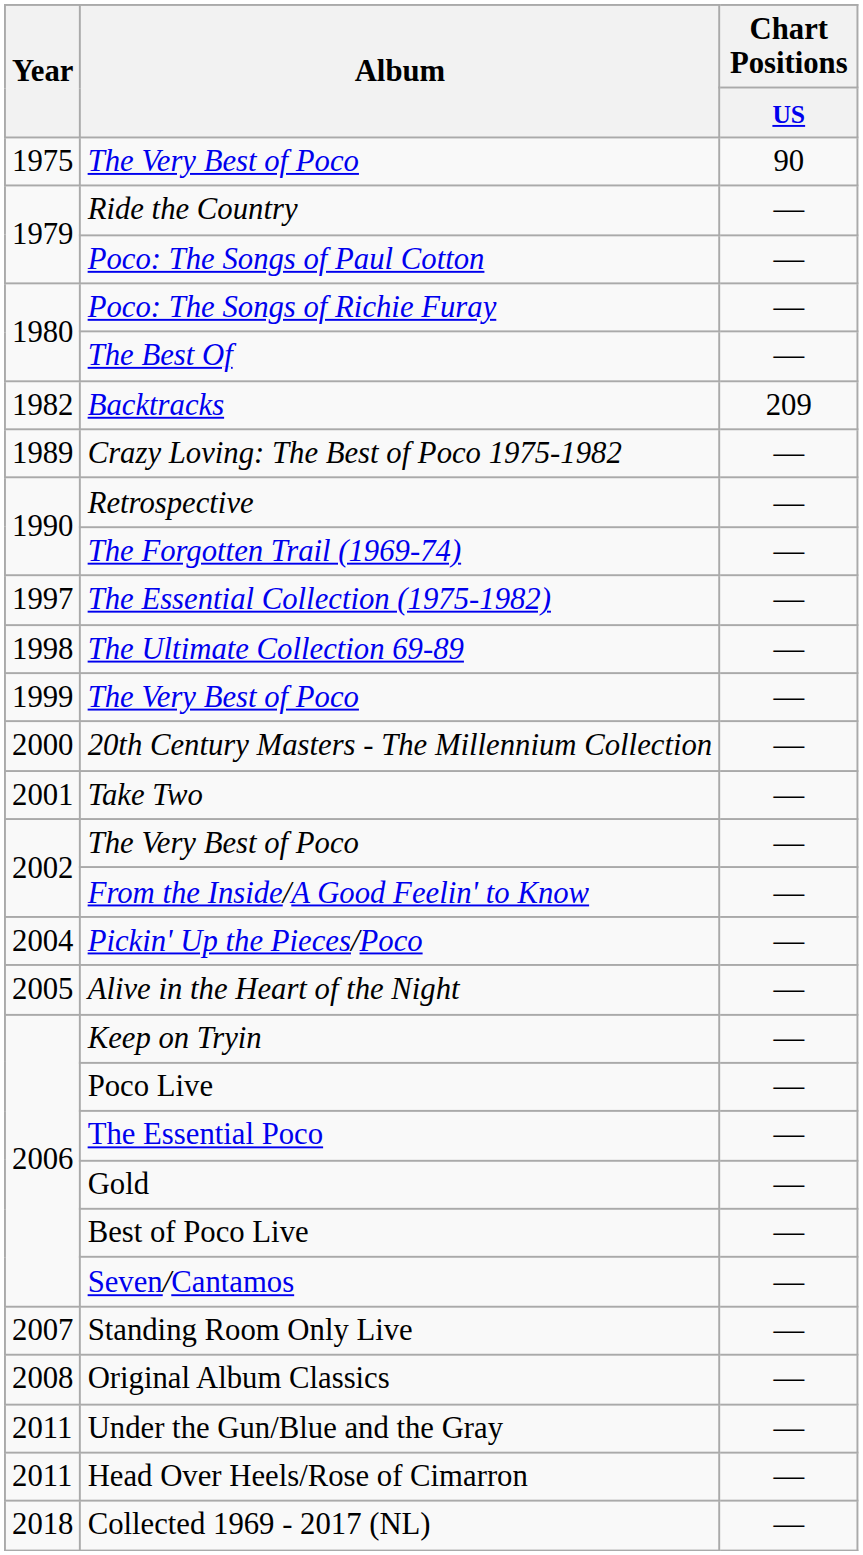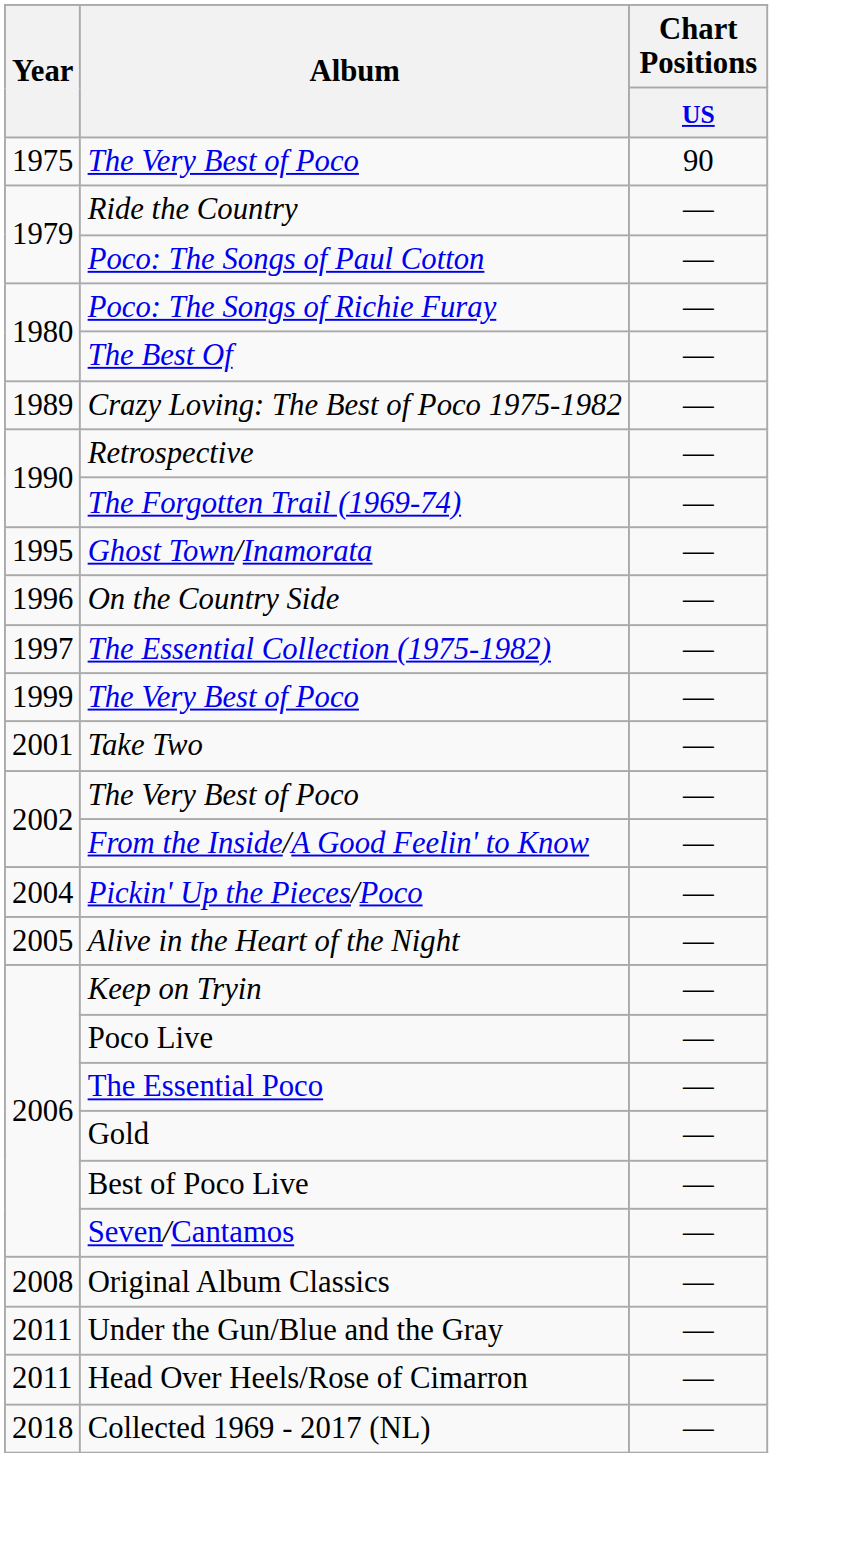- row: (43, 404)
+ row: (43, 550)
+ row: (43, 599)
- row: (43, 648)
- row: (43, 745)
- row: (43, 1330)
